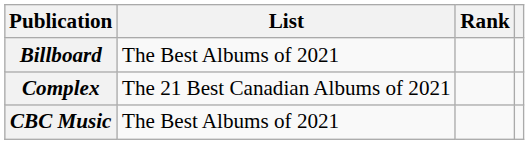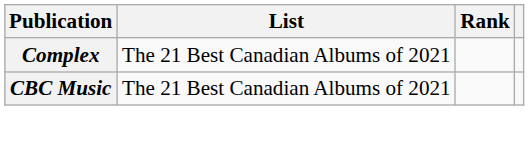- row: (61, 54)
(231, 121) The Best Albums of 2021 -> (286, 88) The 21 Best Canadian Albums of 2021
